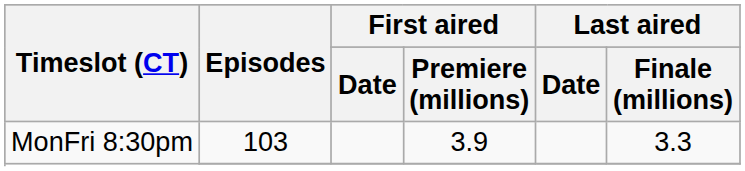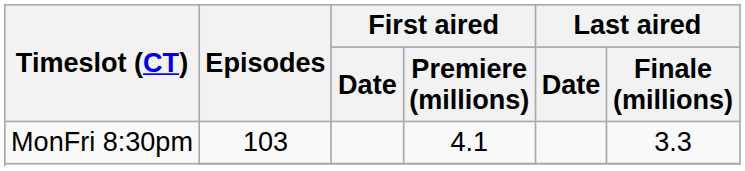(469, 142) 3.9 -> (469, 142) 4.1
